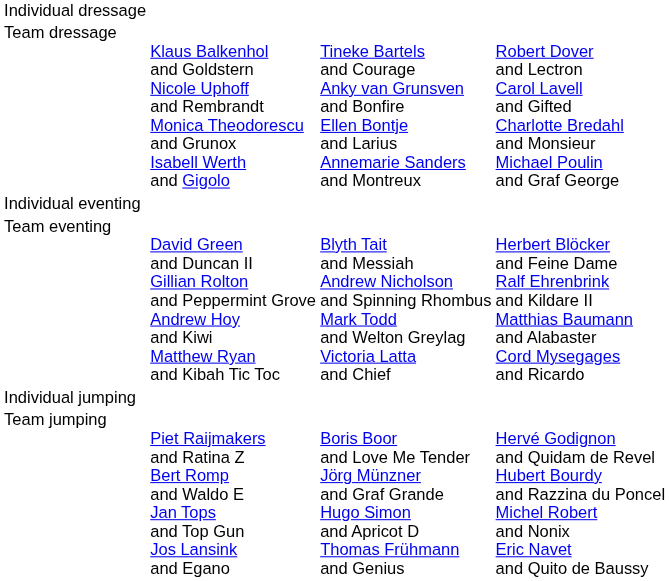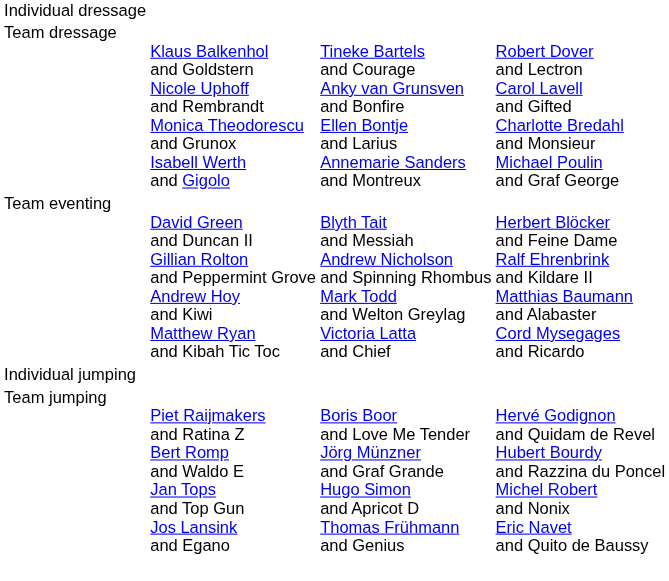- row: (72, 203)
